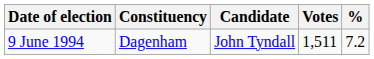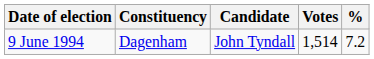(320, 41) 1,511 -> (320, 41) 1,514
